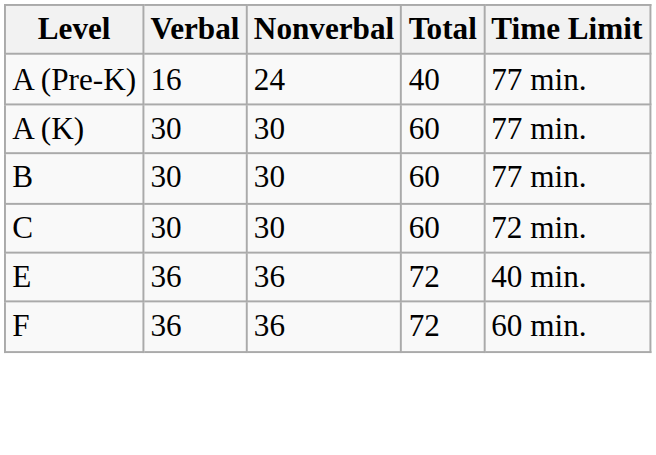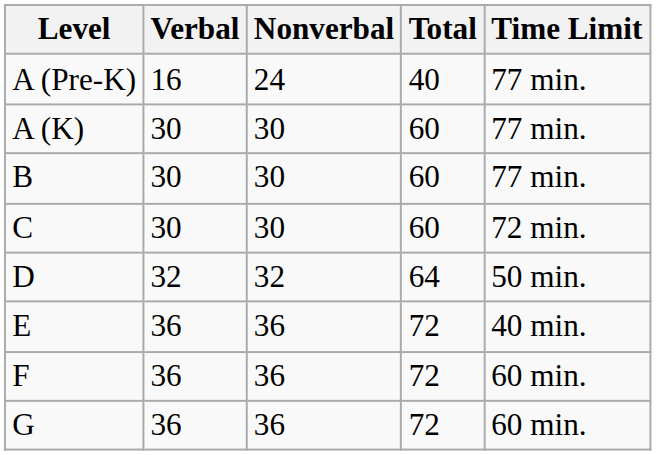+ row: (23, 276)
+ row: (23, 425)
